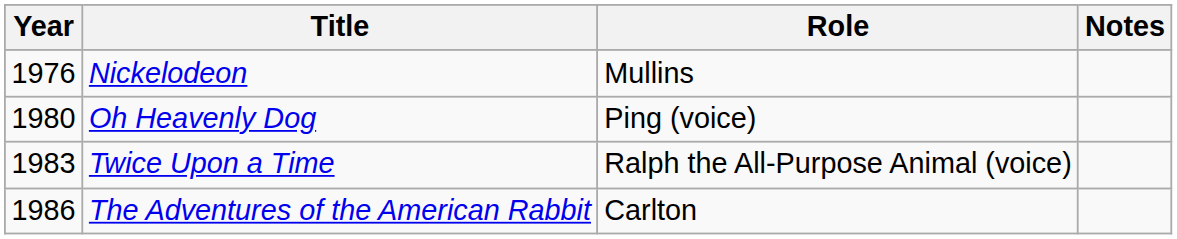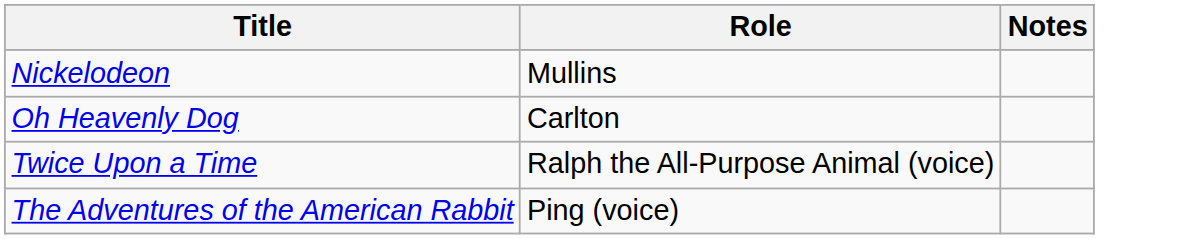- column: (44, 27)
(680, 118) Ping (voice) -> (573, 118) Carlton
(651, 210) Carlton -> (603, 210) Ping (voice)
